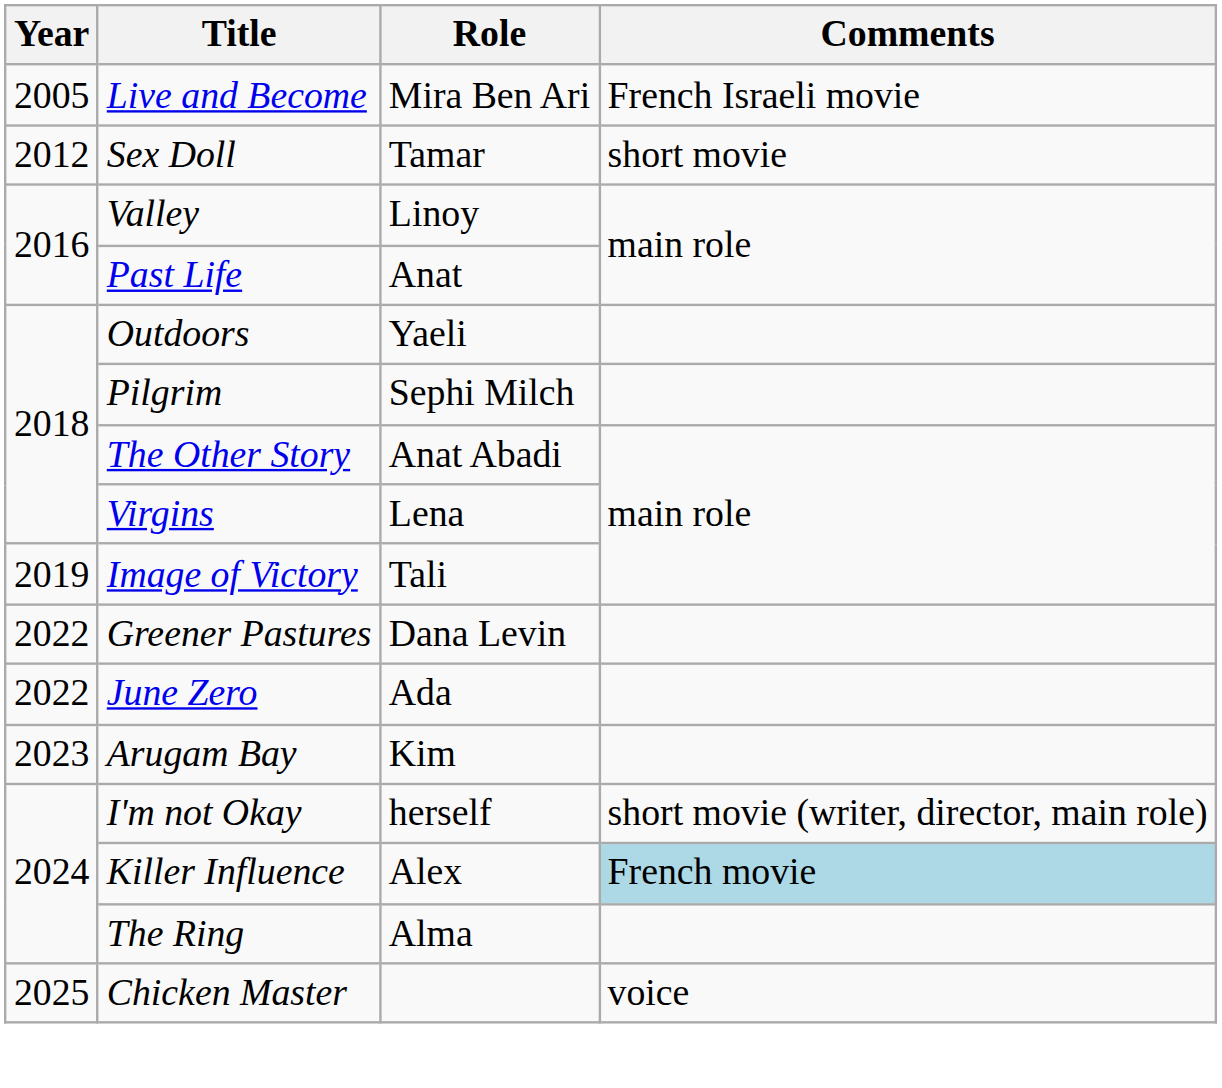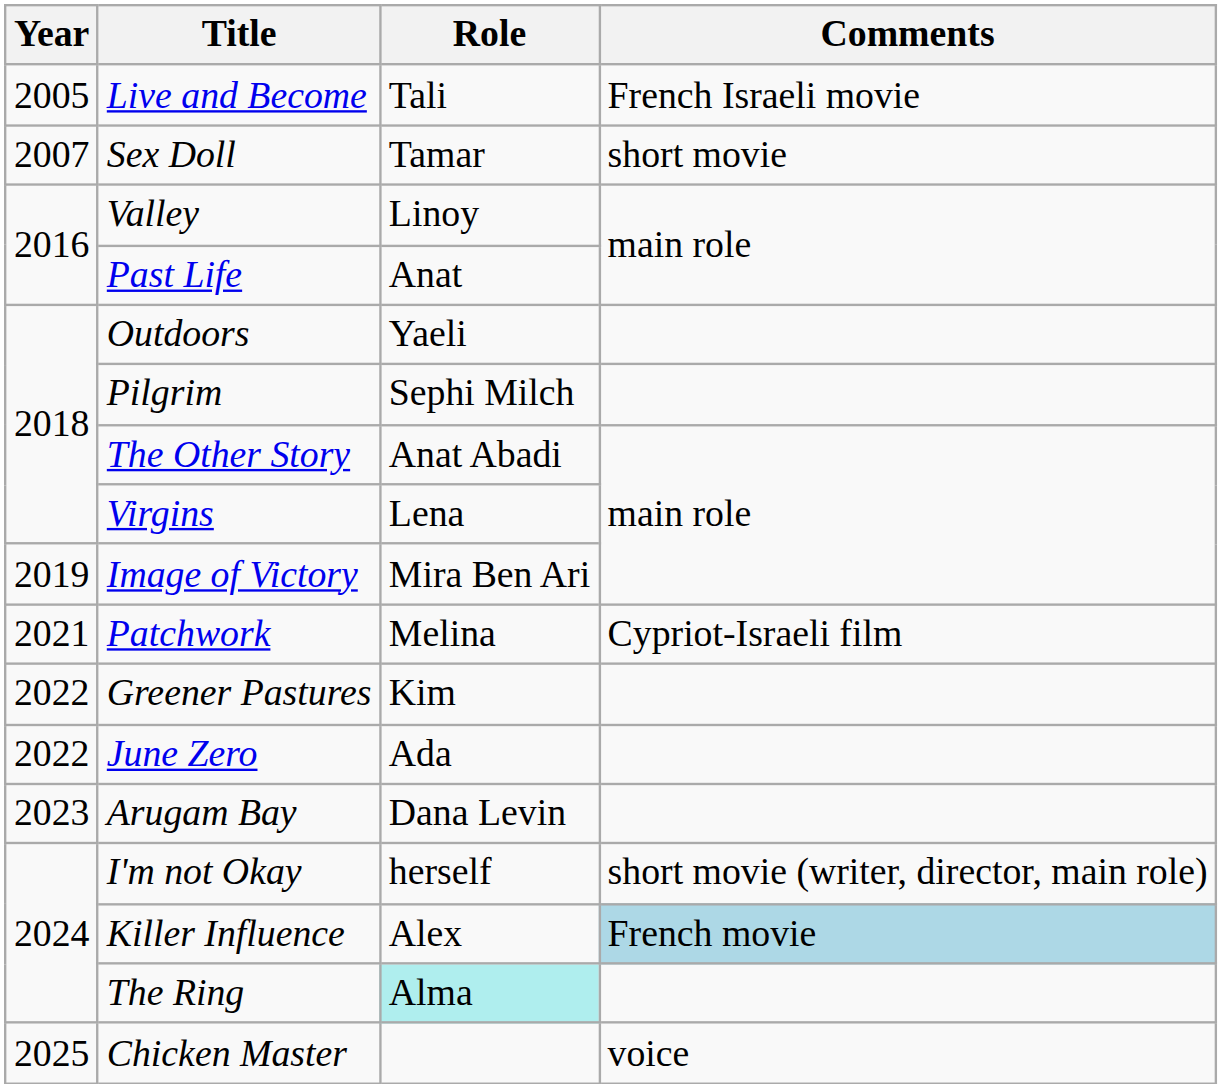(490, 94) Mira Ben Ari -> (418, 94) Tali
(52, 154) 2012 -> (52, 154) 2007
(418, 573) Tali -> (490, 573) Mira Ben Ari
+ row: (189, 633)
(477, 633) Dana Levin -> (422, 693) Kim
(422, 753) Kim -> (477, 812) Dana Levin
(431, 932) no background -> (431, 992) paleturquoise background
